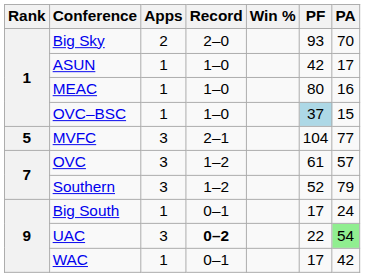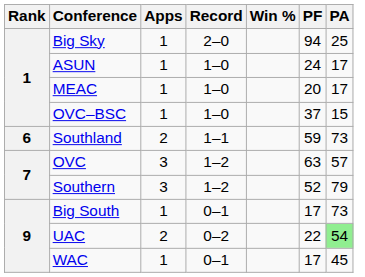(163, 41) 2 -> (163, 41) 1
(316, 41) 93 -> (313, 41) 94
(346, 41) 70 -> (340, 41) 25
(316, 65) 42 -> (313, 65) 24
(316, 89) 80 -> (313, 89) 20
(346, 89) 16 -> (340, 89) 17
(316, 114) lightblue background -> (313, 114) no background
- row: (74, 138)
+ row: (87, 138)
(316, 162) 61 -> (313, 162) 63
(346, 211) 24 -> (340, 211) 73
(163, 235) 3 -> (163, 235) 2
(216, 235) bold -> (216, 235) normal
(346, 260) 42 -> (340, 260) 45
